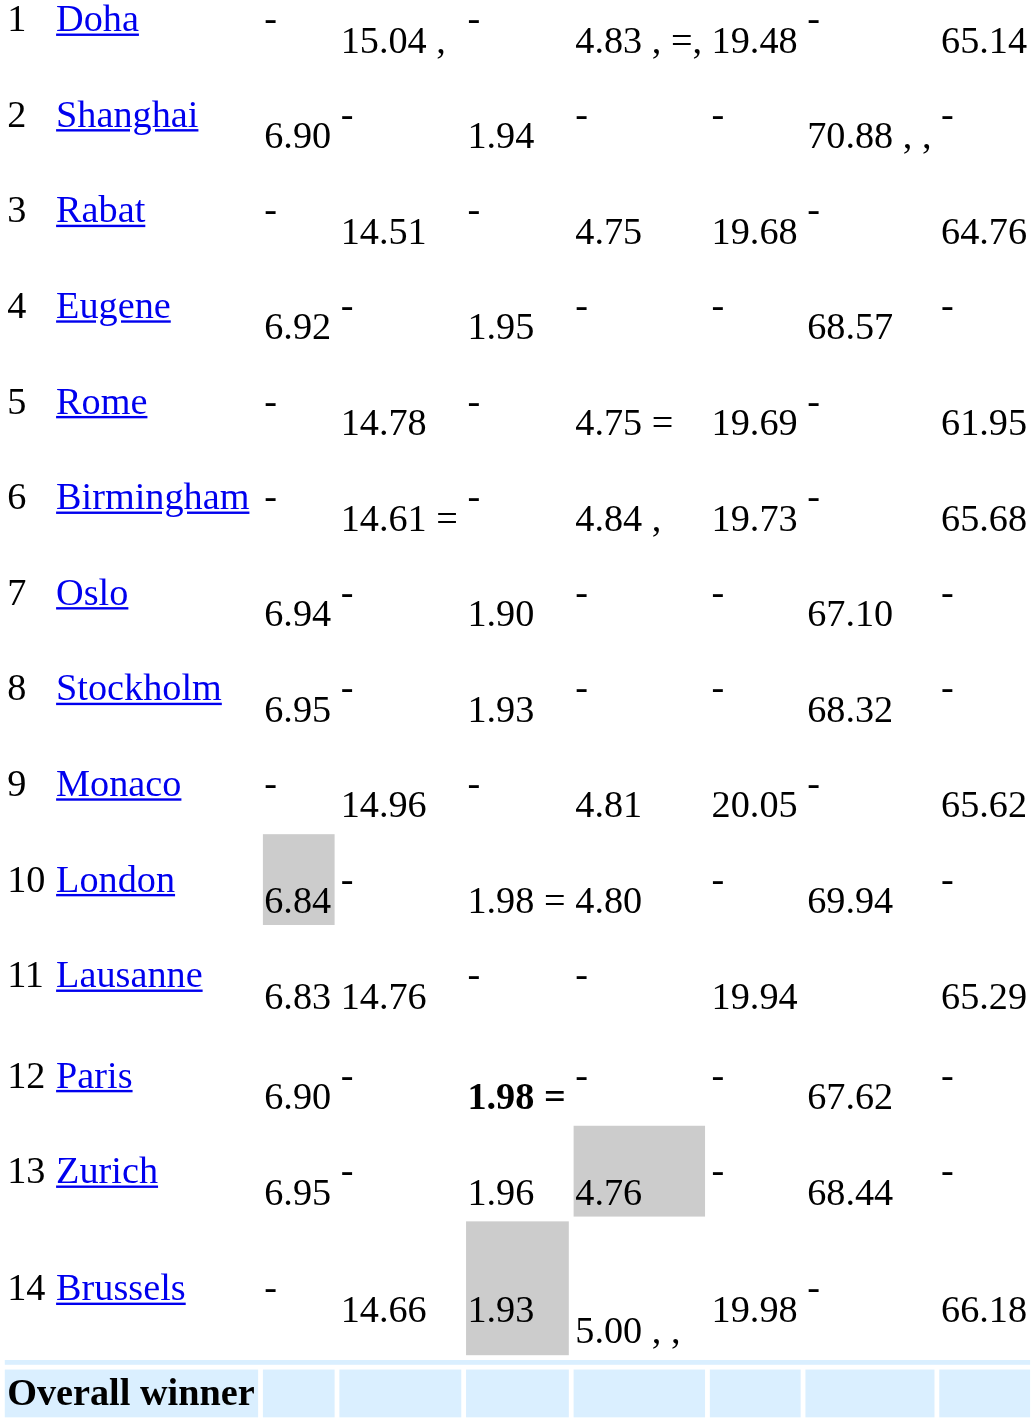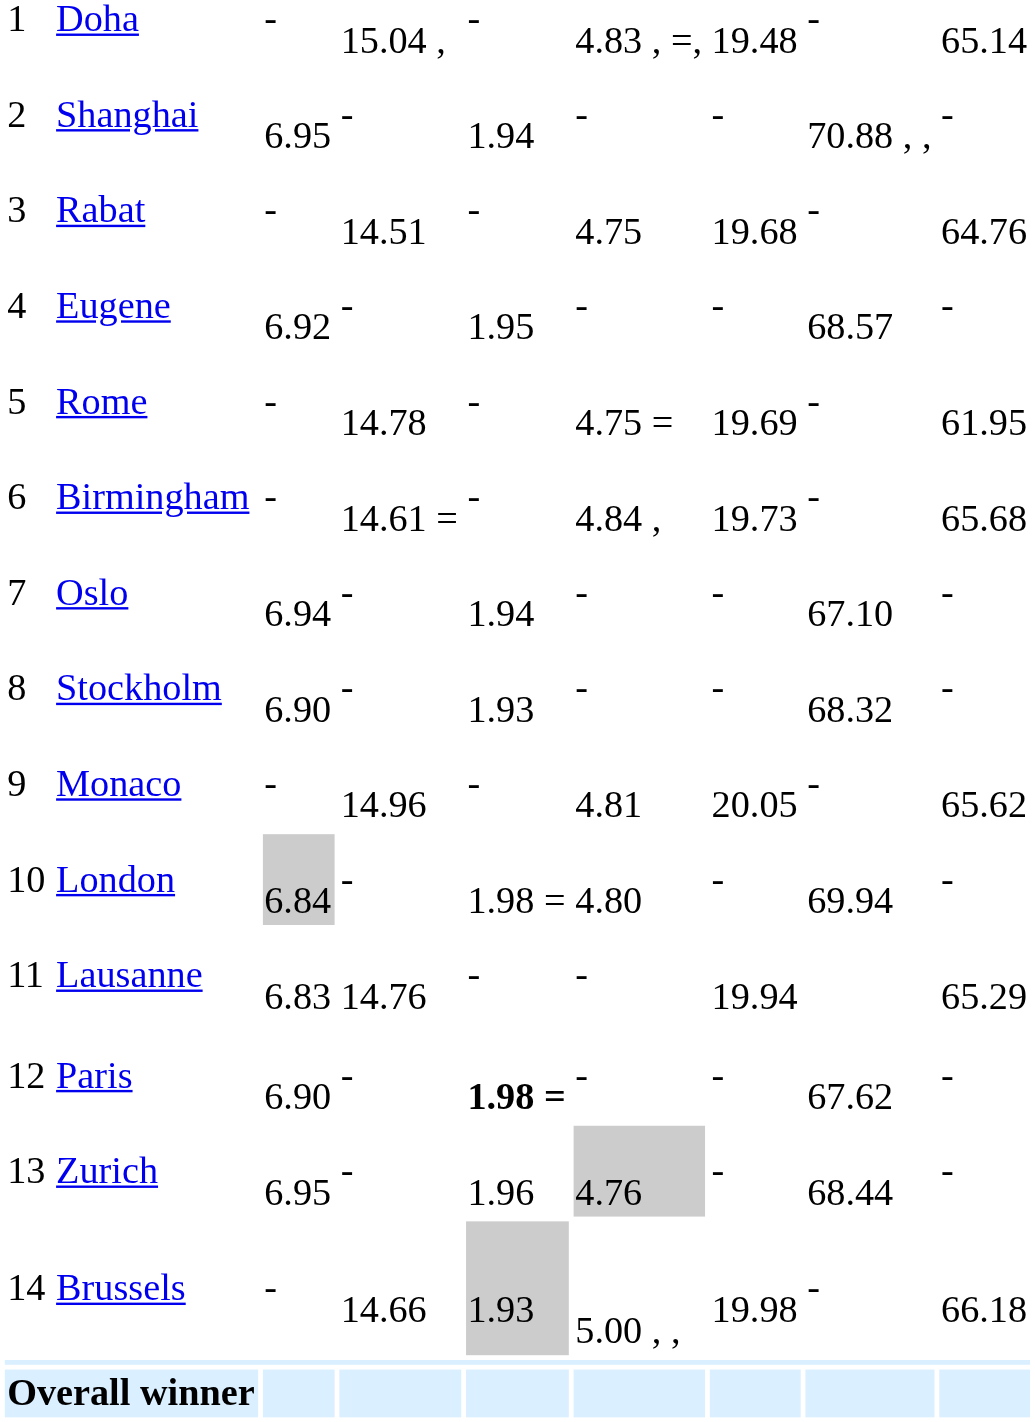(298, 135) 6.90 -> (298, 135) 6.95
(501, 613) 1.90 -> (501, 613) 1.94
(298, 709) 6.95 -> (298, 709) 6.90
